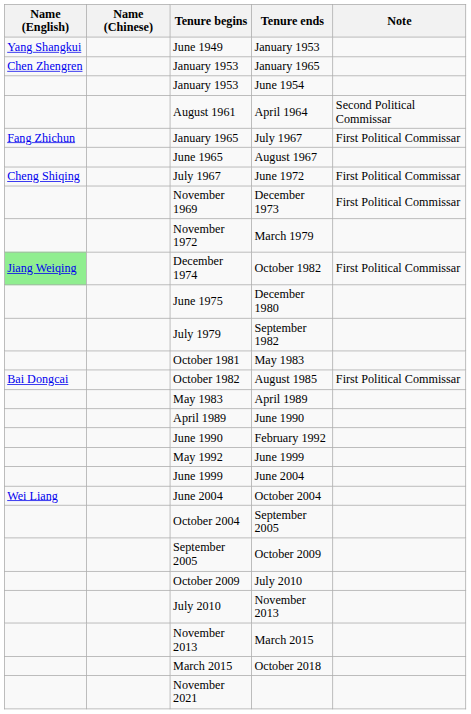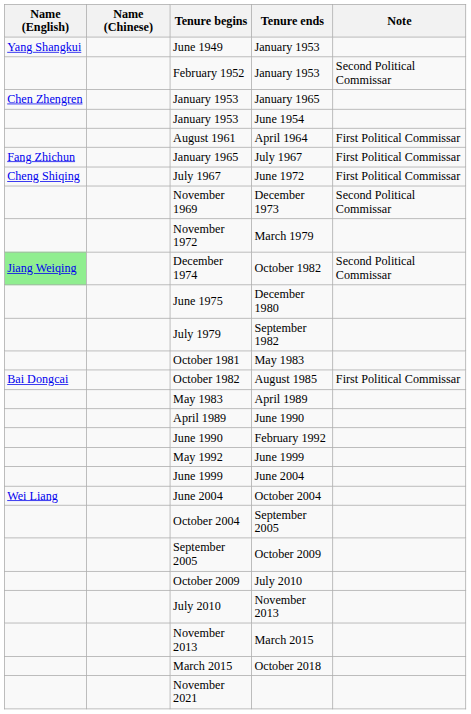+ row: (209, 73)
(376, 111) Second Political Commissar -> (398, 137) First Political Commissar
- row: (198, 157)
(398, 202) First Political Commissar -> (376, 202) Second Political Commissar
(398, 268) First Political Commissar -> (376, 268) Second Political Commissar
